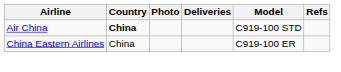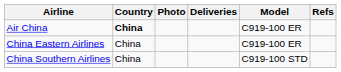(269, 28) C919-100 STD -> (272, 28) C919-100 ER
+ row: (58, 59)
